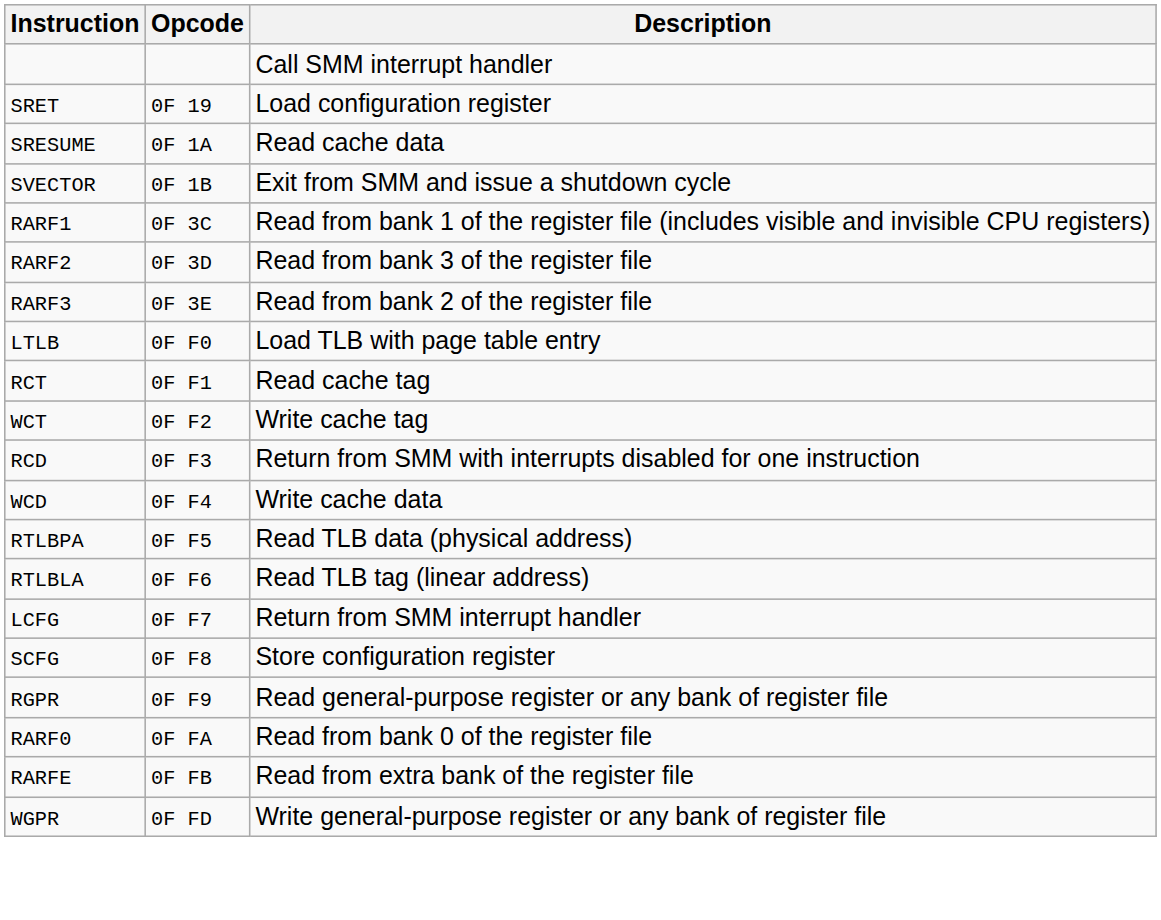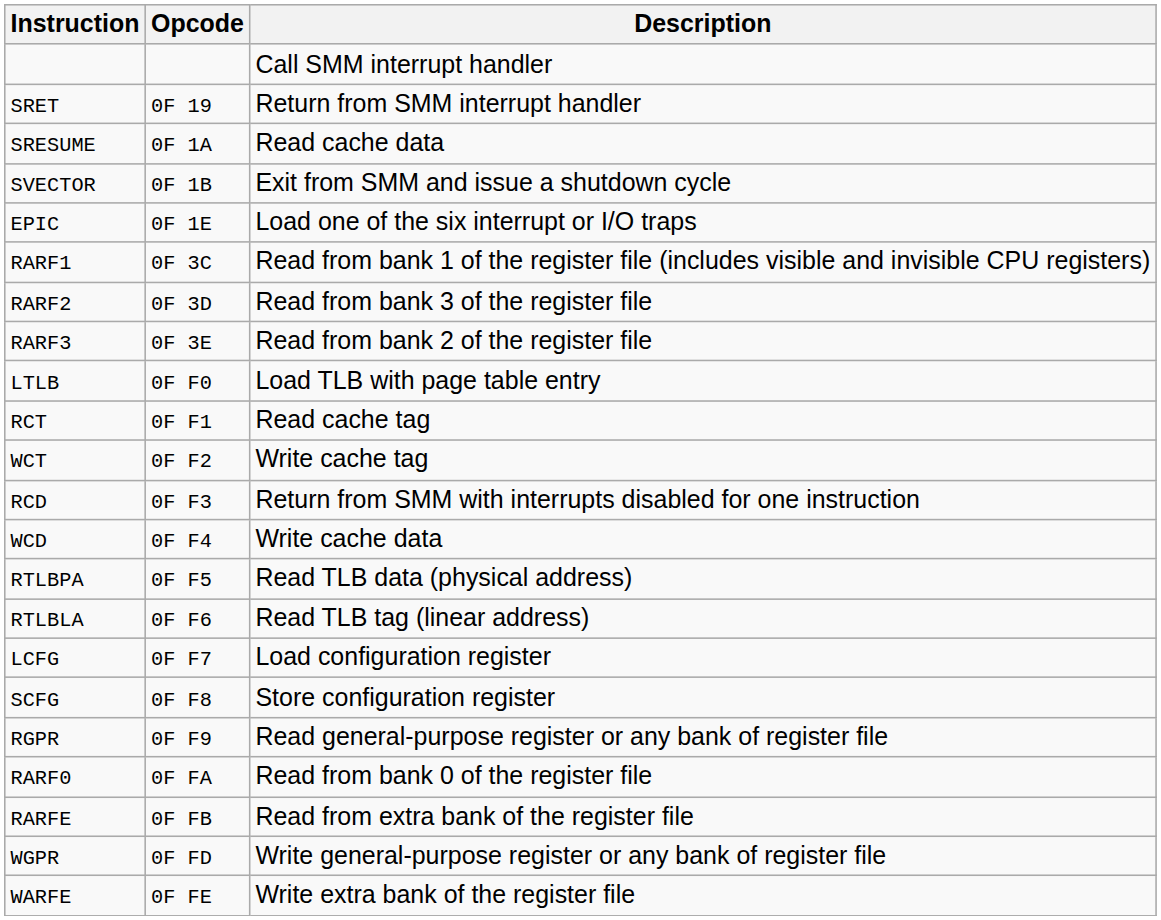(403, 103) Load configuration register -> (448, 103) Return from SMM interrupt handler
+ row: (35, 225)
(448, 618) Return from SMM interrupt handler -> (403, 657) Load configuration register
+ row: (41, 898)
